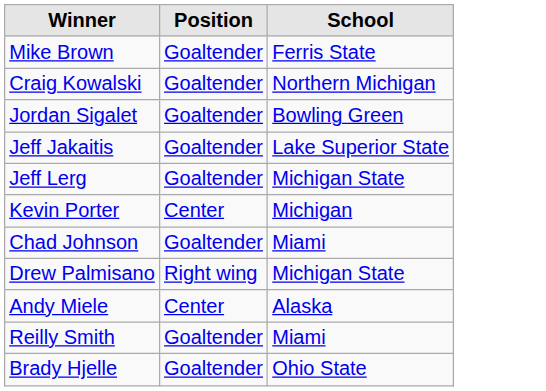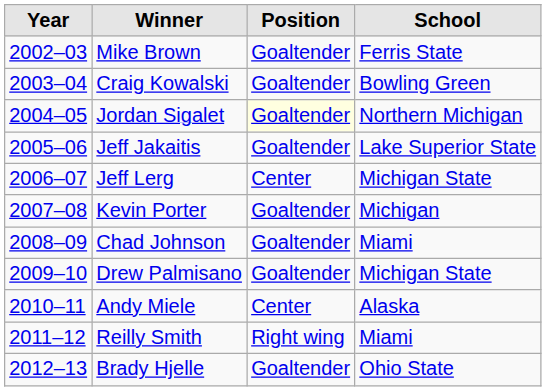+ column: (48, 20)
(354, 83) Northern Michigan -> (425, 83) Bowling Green
(214, 115) no background -> (301, 115) lightyellow background
(338, 115) Bowling Green -> (441, 115) Northern Michigan
(214, 178) Goaltender -> (281, 178) Center
(194, 210) Center -> (301, 210) Goaltender
(211, 274) Right wing -> (301, 274) Goaltender
(214, 337) Goaltender -> (298, 337) Right wing
